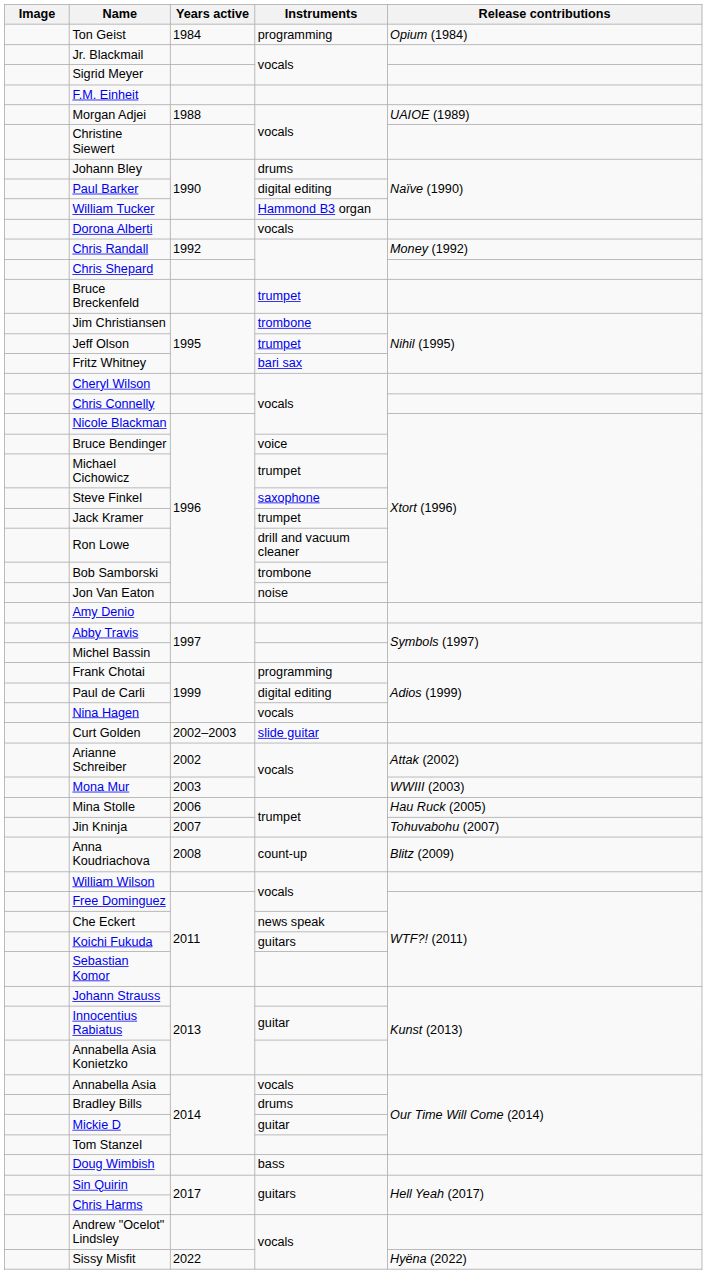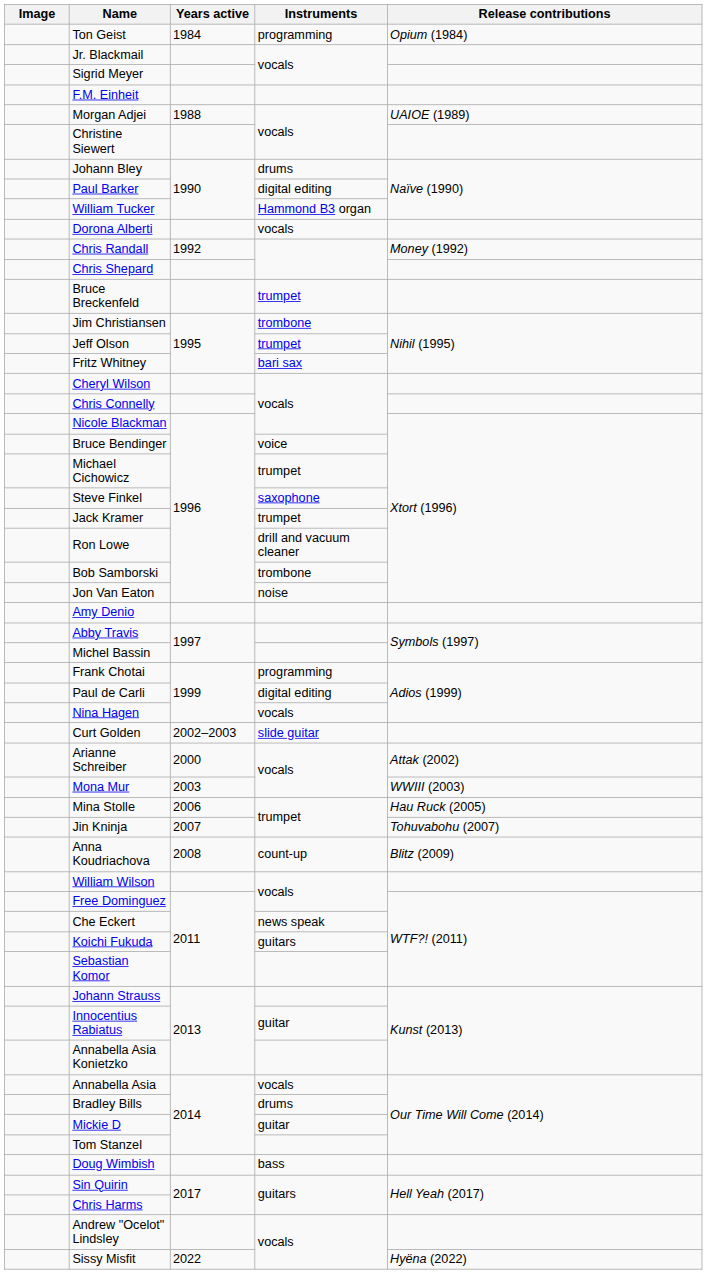(187, 760) 2002 -> (187, 760) 2000
